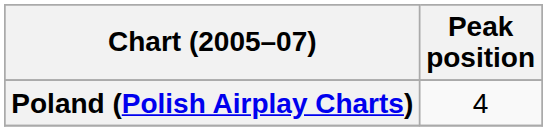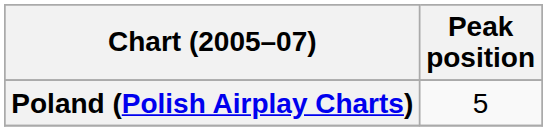(481, 102) 4 -> (481, 102) 5
